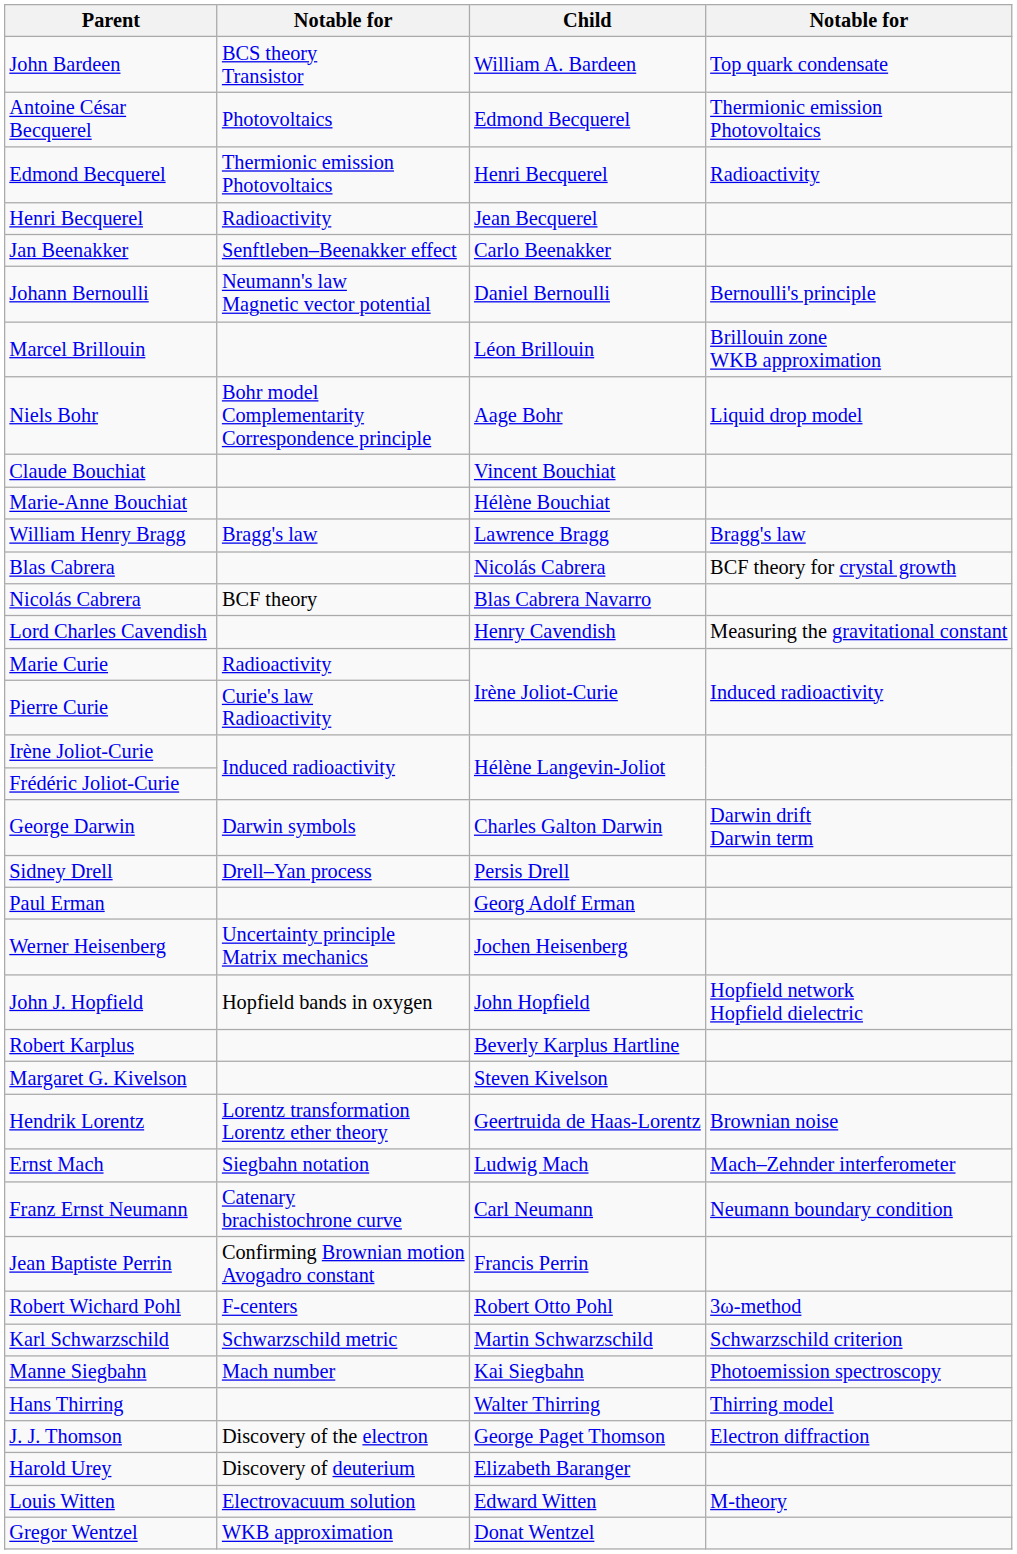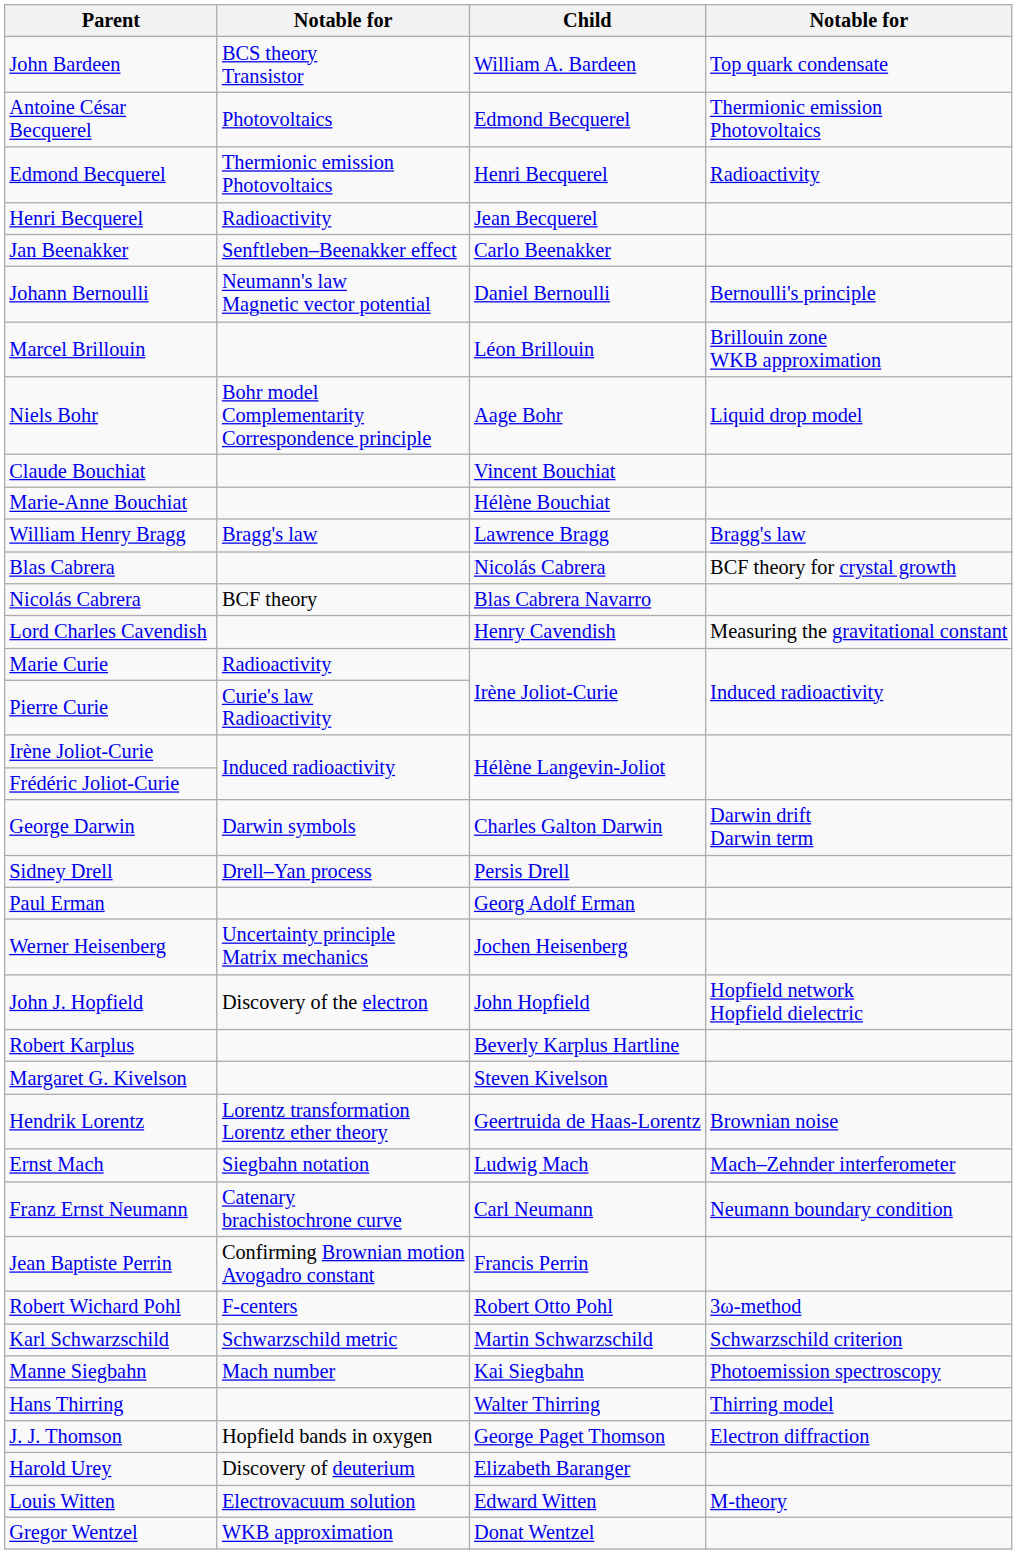(327, 1001) Hopfield bands in oxygen -> (325, 1001) Discovery of the electron
(325, 1436) Discovery of the electron -> (327, 1436) Hopfield bands in oxygen
